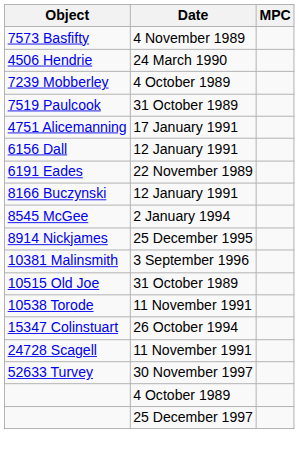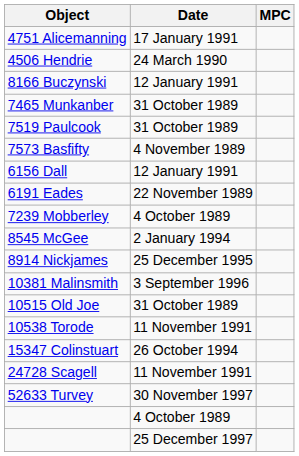rows swapped: (67, 127) <-> (48, 37)
rows swapped: (58, 82) <-> (57, 194)
+ row: (61, 104)
